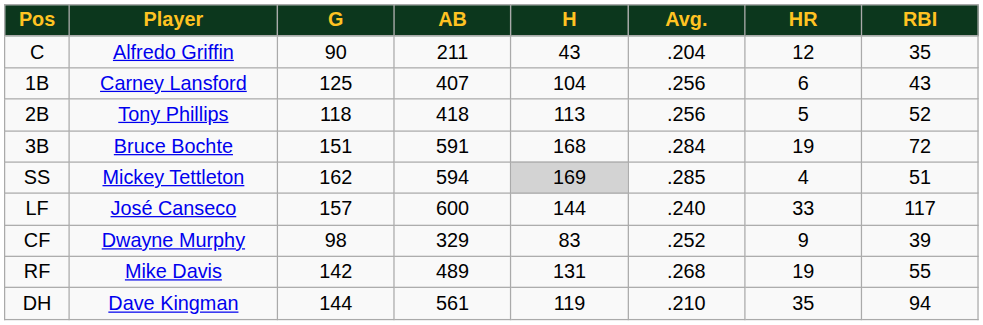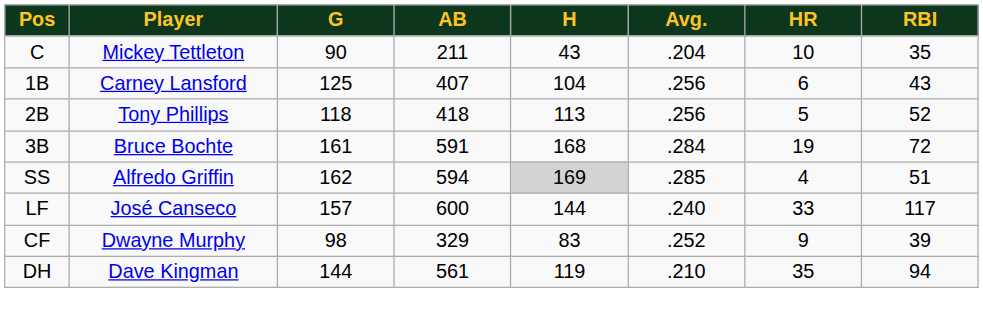(173, 51) Alfredo Griffin -> (173, 51) Mickey Tettleton
(803, 51) 12 -> (803, 51) 10
(336, 146) 151 -> (336, 146) 161
(173, 177) Mickey Tettleton -> (173, 177) Alfredo Griffin
- row: (37, 271)
